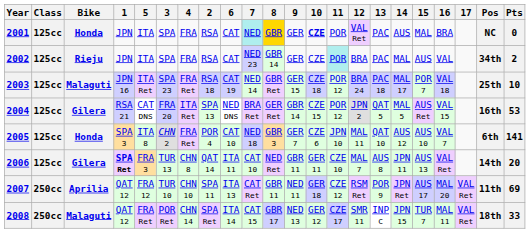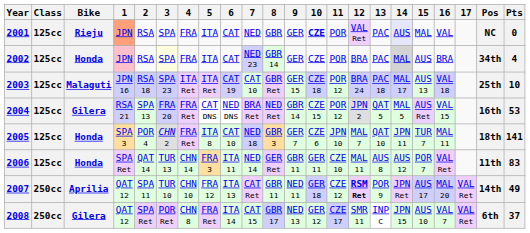columns swapped: (210, 12) <-> (146, 12)
(89, 33) Honda -> (89, 33) Rieju
(124, 33) no background -> (124, 33) lightsalmon background
(252, 33) paleturquoise background -> (252, 33) no background
(274, 33) gold background -> (274, 33) no background
(402, 33) no background -> (402, 33) lavender background
(445, 33) BRA -> (445, 33) VAL
(89, 59) Rieju -> (89, 59) Honda
(124, 59) no background -> (124, 59) pink background
(167, 59) no background -> (167, 59) lightyellow background
(338, 59) paleturquoise background -> (338, 59) no background
(402, 59) no background -> (402, 59) lightgrey background
(445, 59) VAL -> (445, 59) BRA
(514, 59) 2 -> (514, 59) 4
(188, 85) FRA Ret -> (188, 85) ITA Ret
(252, 85) NED 14 -> (252, 85) CAT 10
(423, 85) POR 7 -> (423, 85) AUS 13
(188, 111) ITA Ret -> (188, 111) FRA Ret
(274, 111) GER Ret -> (274, 111) NED Ret
(359, 137) MAL 11 -> (359, 137) MAL 7
(402, 137) AUS 12 -> (402, 137) JPN 11
(423, 137) AUS 10 -> (423, 137) TUR 7
(445, 137) VAL 7 -> (445, 137) MAL 11
(490, 137) 6th -> (490, 137) 18th
(89, 163) Gilera -> (89, 163) Honda
(124, 163) bold -> (124, 163) normal
(188, 163) CHN 8 -> (188, 163) CHN 14
(252, 163) CAT 10 -> (252, 163) NED 14
(274, 163) NED Ret -> (274, 163) GER Ret
(359, 163) MAL 7 -> (359, 163) MAL 11
(402, 163) JPN 11 -> (402, 163) AUS 12
(423, 163) AUS 13 -> (423, 163) POR 7
(490, 163) 14th -> (490, 163) 11th
(514, 163) 20 -> (514, 163) 83
(359, 189) normal -> (359, 189) bold
(490, 189) 11th -> (490, 189) 14th
(514, 189) 69 -> (514, 189) 49
(89, 215) Malaguti -> (89, 215) Gilera
(188, 215) CHN 14 -> (188, 215) CHN 8
(423, 215) TUR 7 -> (423, 215) AUS 10
(445, 215) MAL 11 -> (445, 215) VAL 7
(490, 215) 18th -> (490, 215) 6th
(514, 215) 33 -> (514, 215) 37
